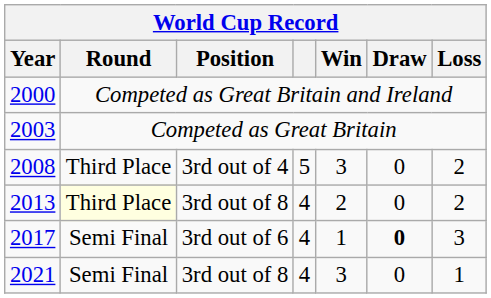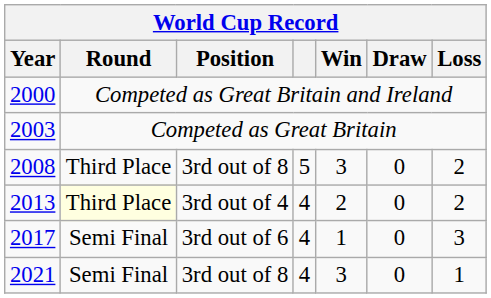(235, 166) 3rd out of 4 -> (235, 166) 3rd out of 8
(235, 202) 3rd out of 8 -> (235, 202) 3rd out of 4
(400, 238) bold -> (400, 238) normal
